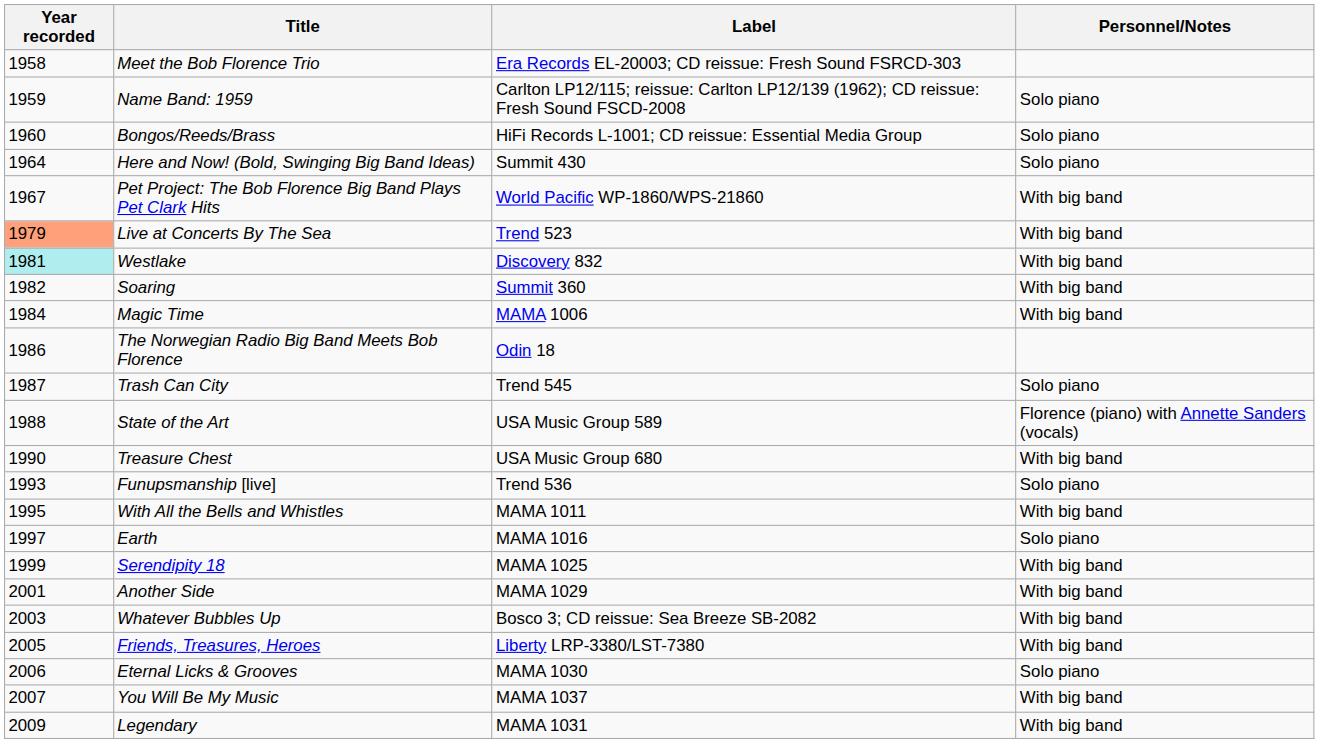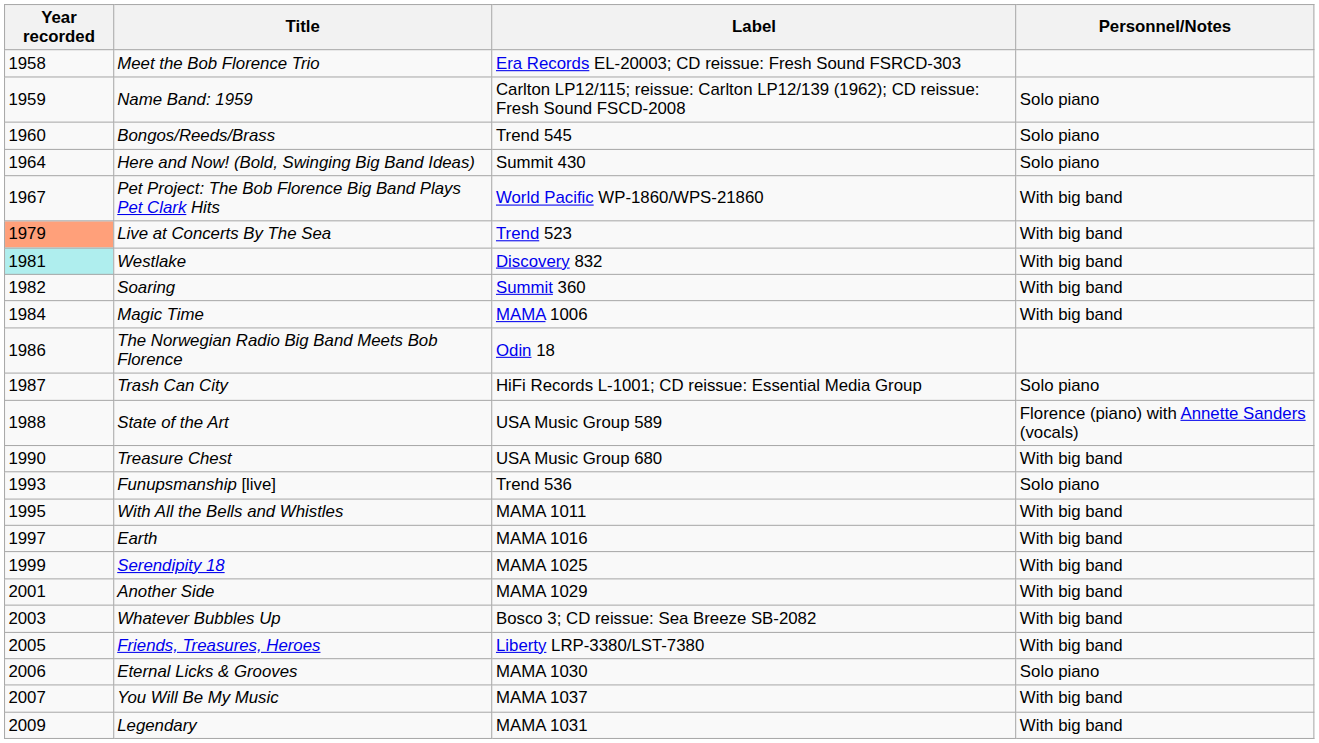(709, 135) HiFi Records L-1001; CD reissue: Essential Media Group -> (534, 135) Trend 545
(534, 386) Trend 545 -> (709, 386) HiFi Records L-1001; CD reissue: Essential Media Group
(1060, 538) Solo piano -> (1071, 538) With big band
